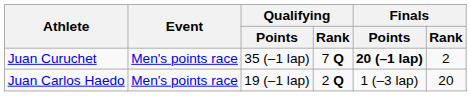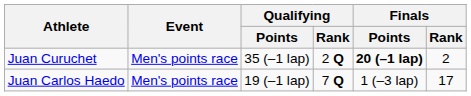(333, 59) 7 Q -> (333, 59) 2 Q
(333, 81) 2 Q -> (333, 81) 7 Q
(446, 81) 20 -> (446, 81) 17
